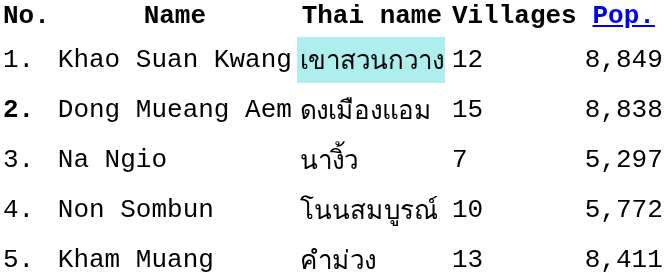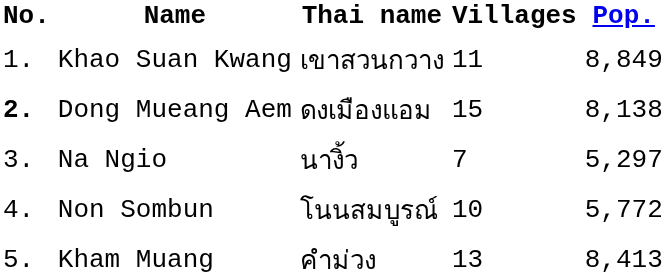(372, 62) paleturquoise background -> (372, 62) no background
(467, 60) 12 -> (467, 60) 11
(624, 110) 8,838 -> (624, 110) 8,138
(624, 260) 8,411 -> (624, 260) 8,413
